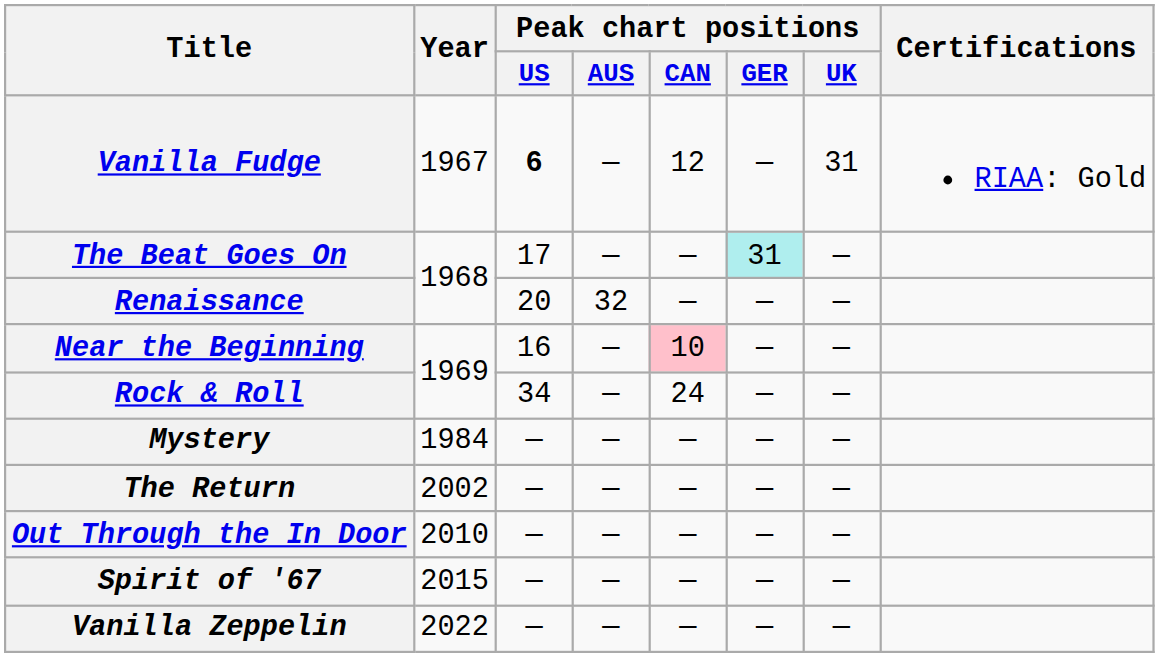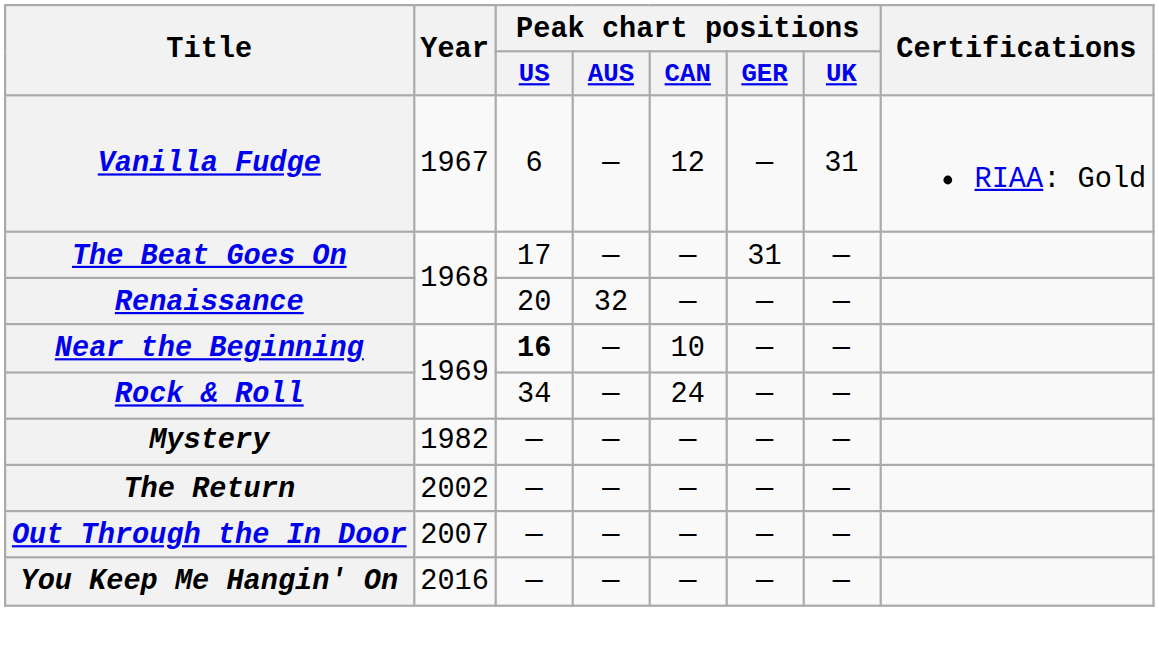(534, 163) bold -> (534, 163) normal
(765, 255) paleturquoise background -> (765, 255) no background
(534, 348) normal -> (534, 348) bold
(688, 348) pink background -> (688, 348) no background
(455, 442) 1984 -> (455, 442) 1982
(455, 535) 2010 -> (455, 535) 2007
- row: (209, 581)
+ row: (209, 581)
- row: (209, 628)
